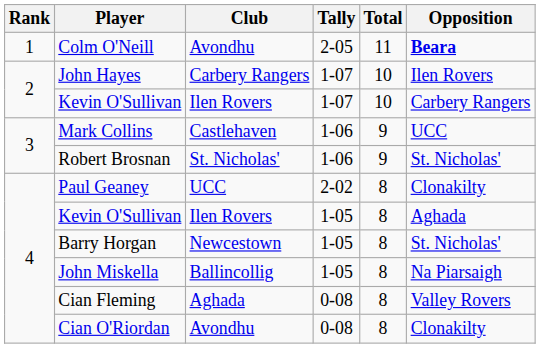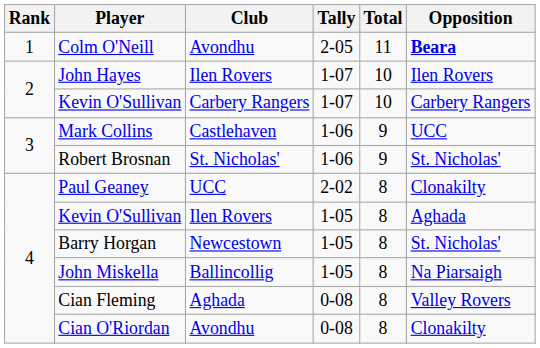(249, 74) Carbery Rangers -> (231, 74) Ilen Rovers
(231, 103) Ilen Rovers -> (249, 103) Carbery Rangers
